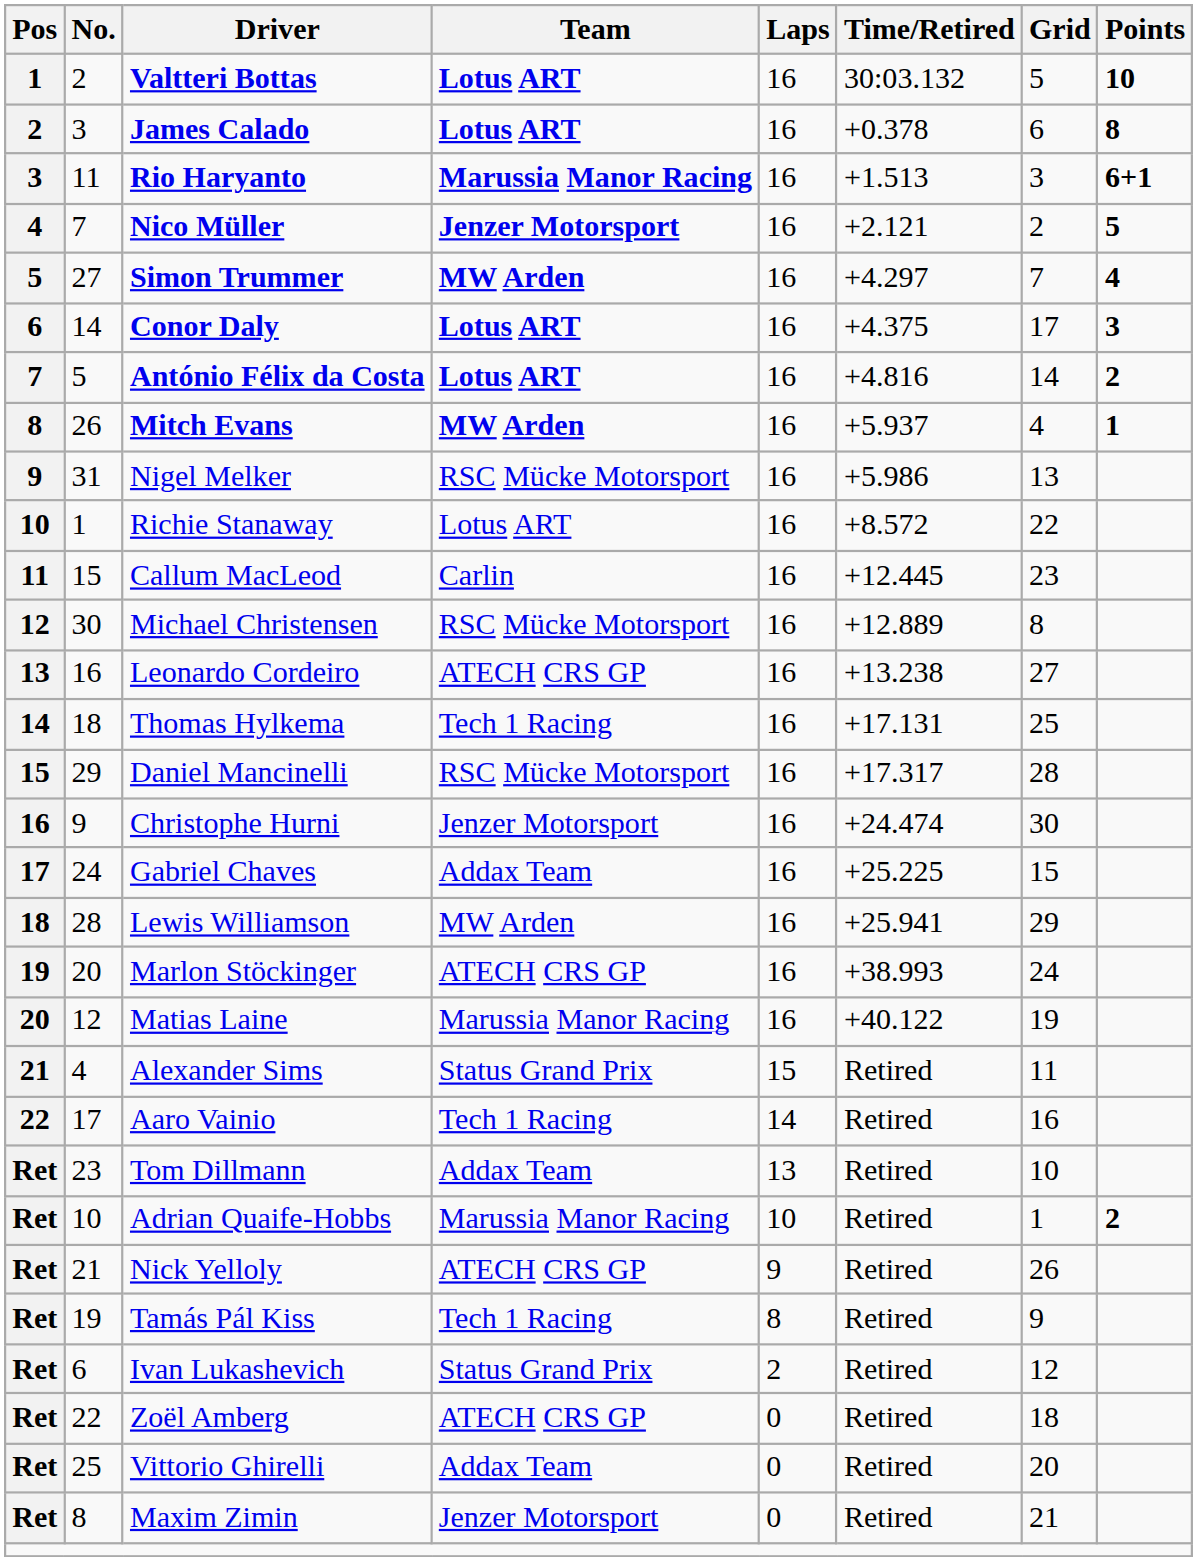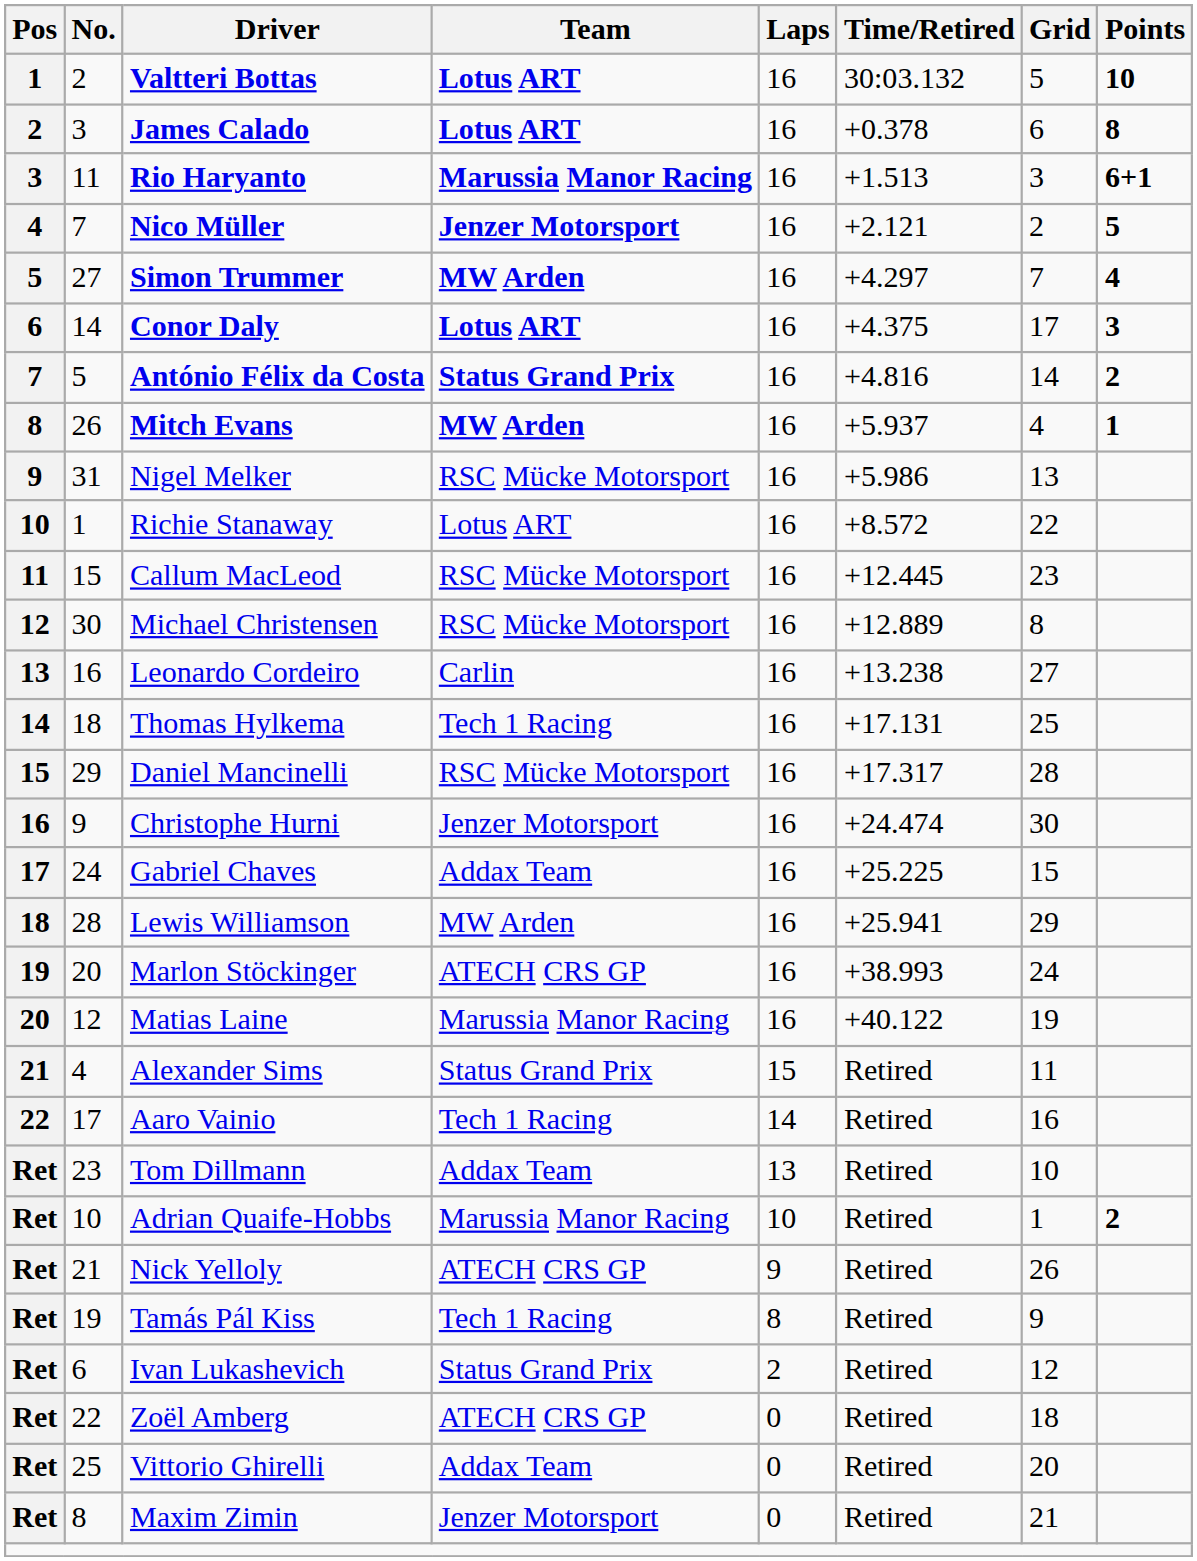(510, 375) Lotus ART -> (556, 375) Status Grand Prix
(476, 574) Carlin -> (584, 574) RSC Mücke Motorsport
(542, 673) ATECH CRS GP -> (476, 673) Carlin
